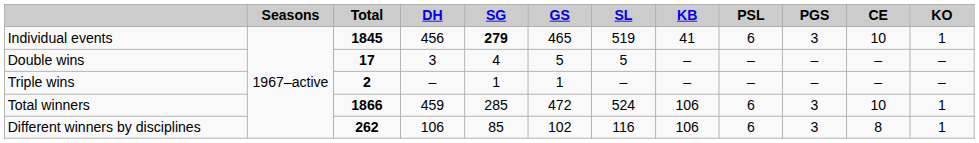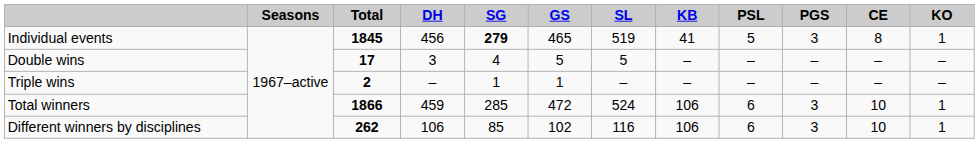(751, 37) 6 -> (751, 37) 5
(878, 37) 10 -> (878, 37) 8
(878, 127) 8 -> (878, 127) 10
